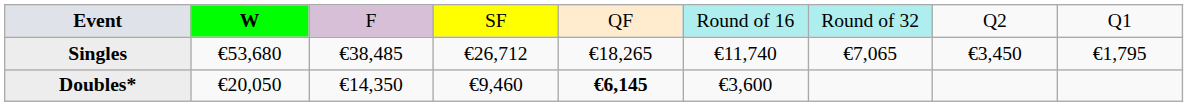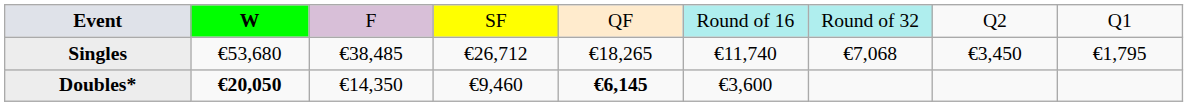(870, 53) €7,065 -> (870, 53) €7,068
(250, 85) normal -> (250, 85) bold
